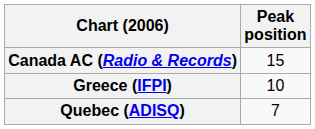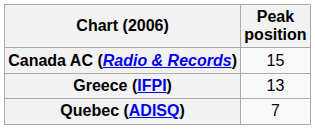(275, 85) 10 -> (275, 85) 13
